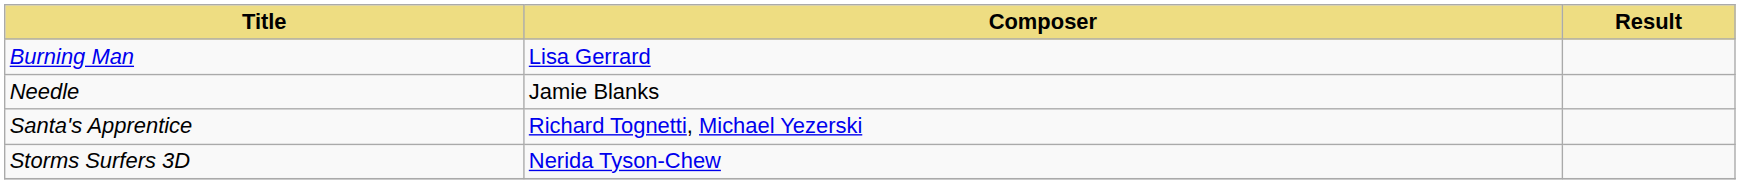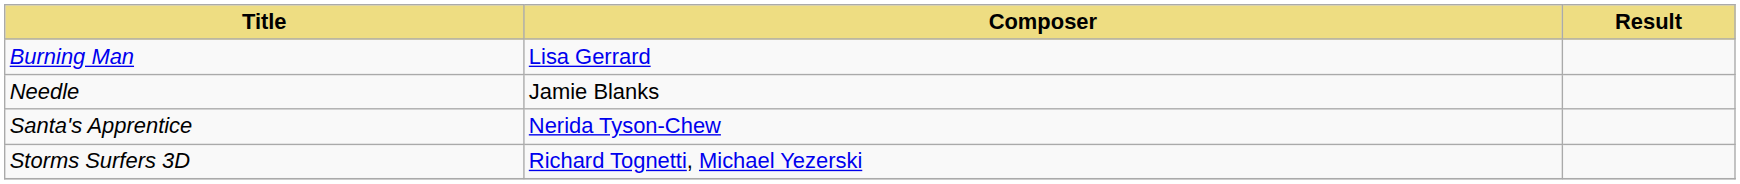(696, 126) Richard Tognetti, Michael Yezerski -> (625, 126) Nerida Tyson-Chew
(625, 160) Nerida Tyson-Chew -> (696, 160) Richard Tognetti, Michael Yezerski
